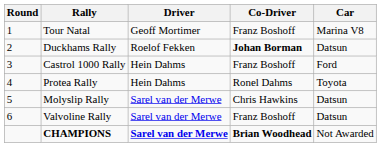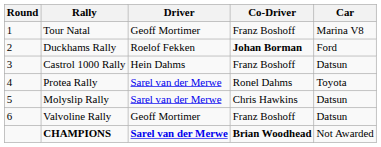(332, 47) Datsun -> (327, 47) Ford
(327, 64) Ford -> (332, 64) Datsun
(158, 82) Hein Dahms -> (176, 82) Sarel van der Merwe
(176, 116) Sarel van der Merwe -> (165, 116) Geoff Mortimer
